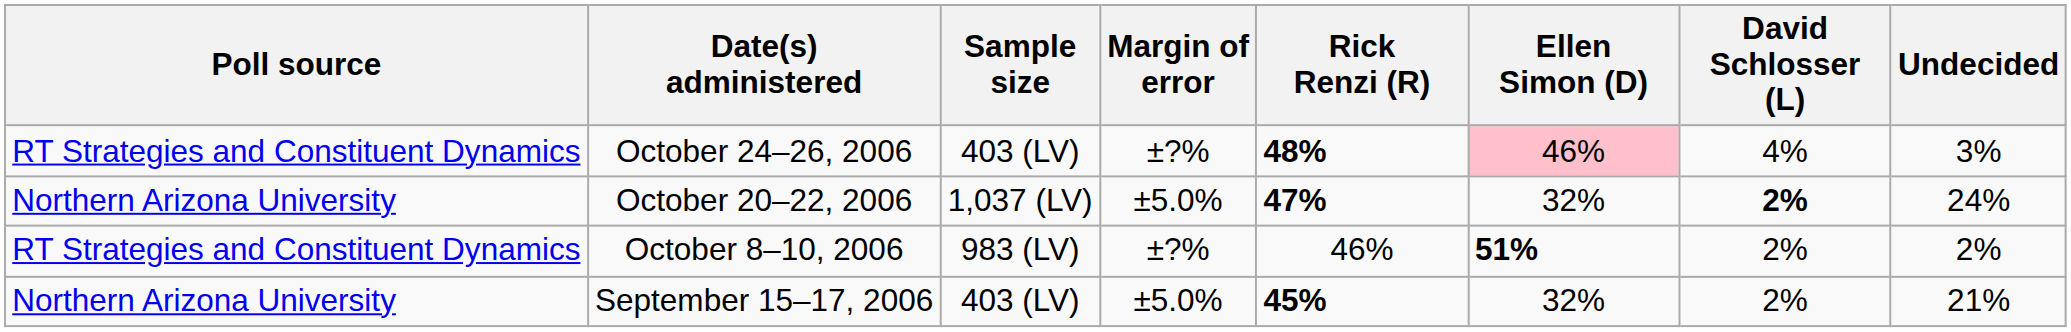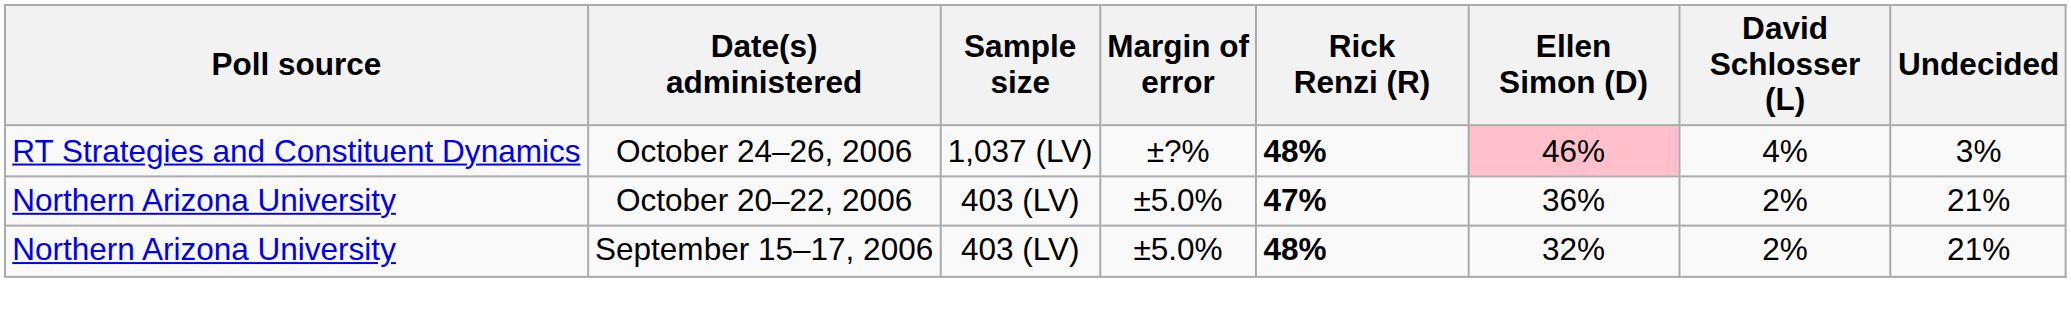(1020, 150) 403 (LV) -> (1020, 150) 1,037 (LV)
(1020, 200) 1,037 (LV) -> (1020, 200) 403 (LV)
(1574, 200) 32% -> (1574, 200) 36%
(1785, 200) bold -> (1785, 200) normal
(1979, 200) 24% -> (1979, 200) 21%
- row: (764, 250)
(1295, 300) 45% -> (1295, 250) 48%
